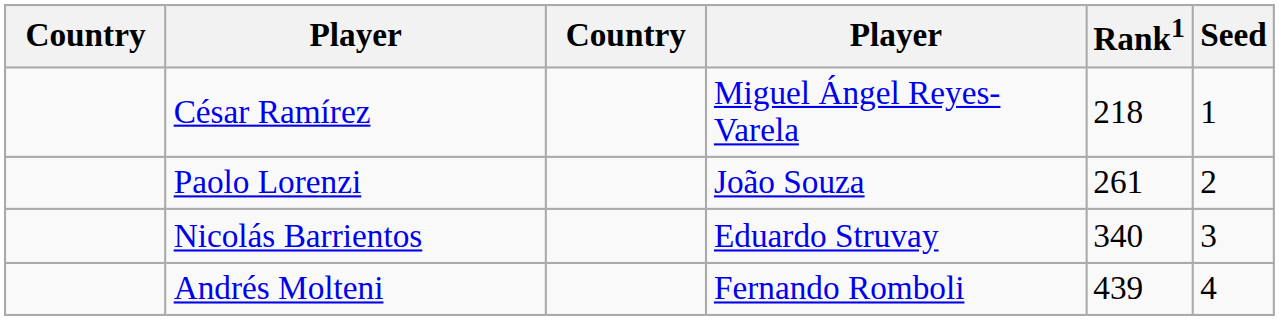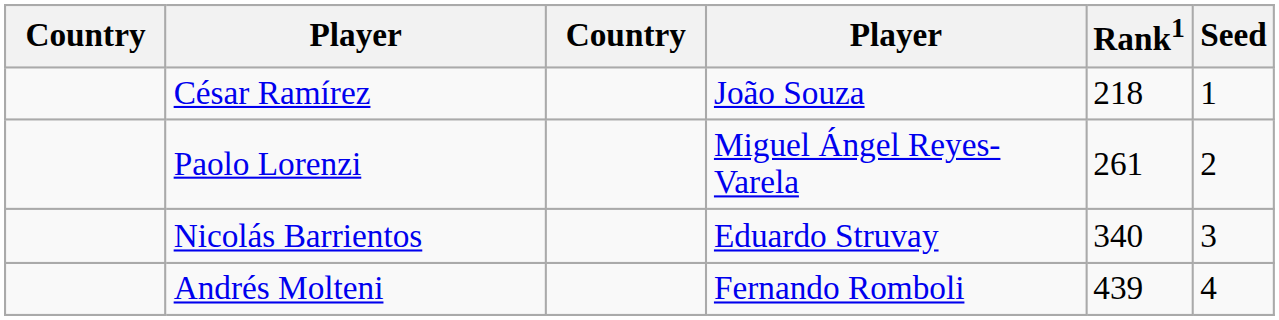(857, 111) Miguel Ángel Reyes-Varela -> (789, 92) João Souza
(789, 182) João Souza -> (857, 164) Miguel Ángel Reyes-Varela
